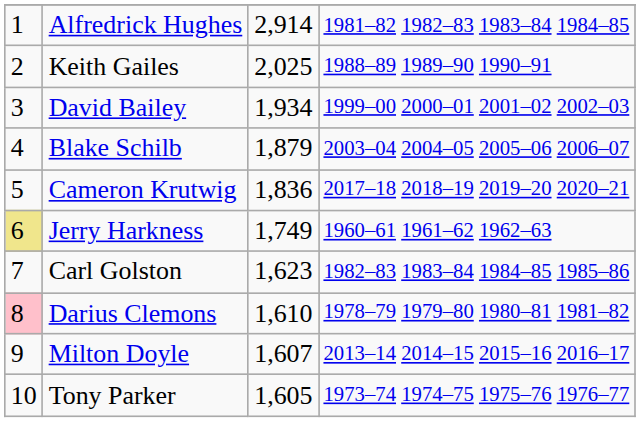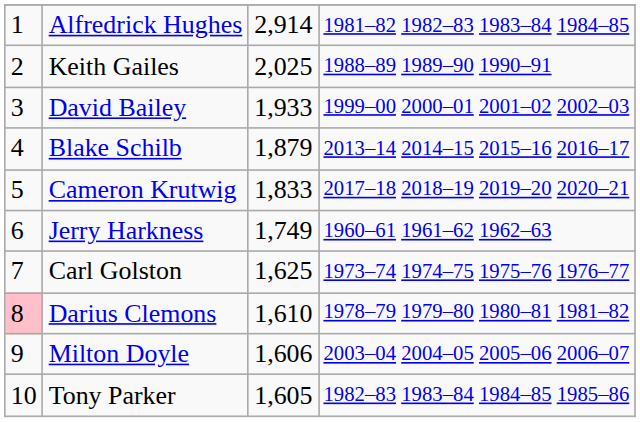(283, 107) 1,934 -> (283, 107) 1,933
(476, 148) 2003–04 2004–05 2005–06 2006–07 -> (476, 148) 2013–14 2014–15 2015–16 2016–17
(283, 189) 1,836 -> (283, 189) 1,833
(17, 230) khaki background -> (17, 230) no background
(283, 271) 1,623 -> (283, 271) 1,625
(476, 271) 1982–83 1983–84 1984–85 1985–86 -> (476, 271) 1973–74 1974–75 1975–76 1976–77
(283, 353) 1,607 -> (283, 353) 1,606
(476, 353) 2013–14 2014–15 2015–16 2016–17 -> (476, 353) 2003–04 2004–05 2005–06 2006–07
(476, 395) 1973–74 1974–75 1975–76 1976–77 -> (476, 395) 1982–83 1983–84 1984–85 1985–86
